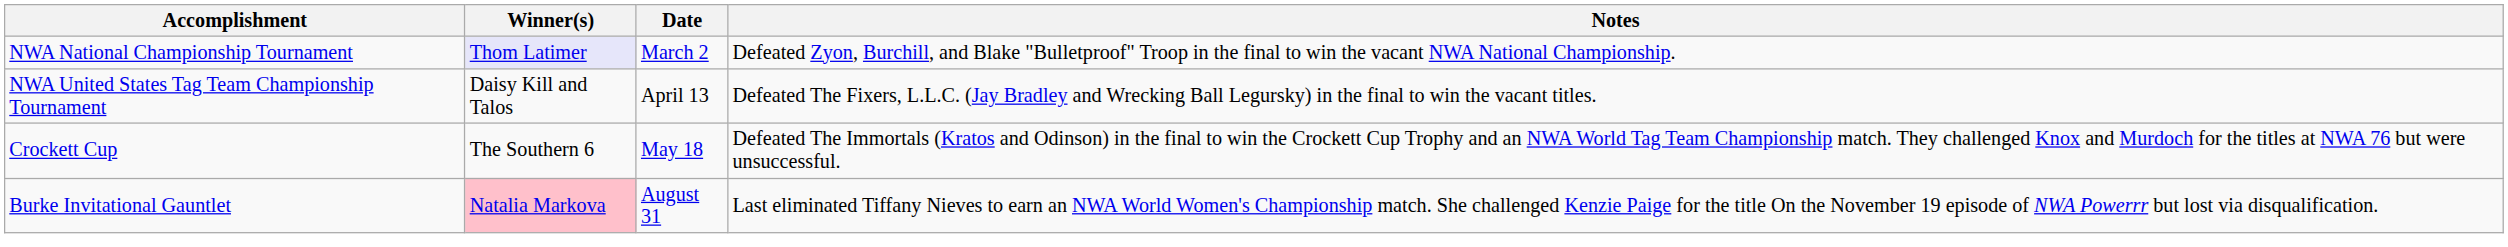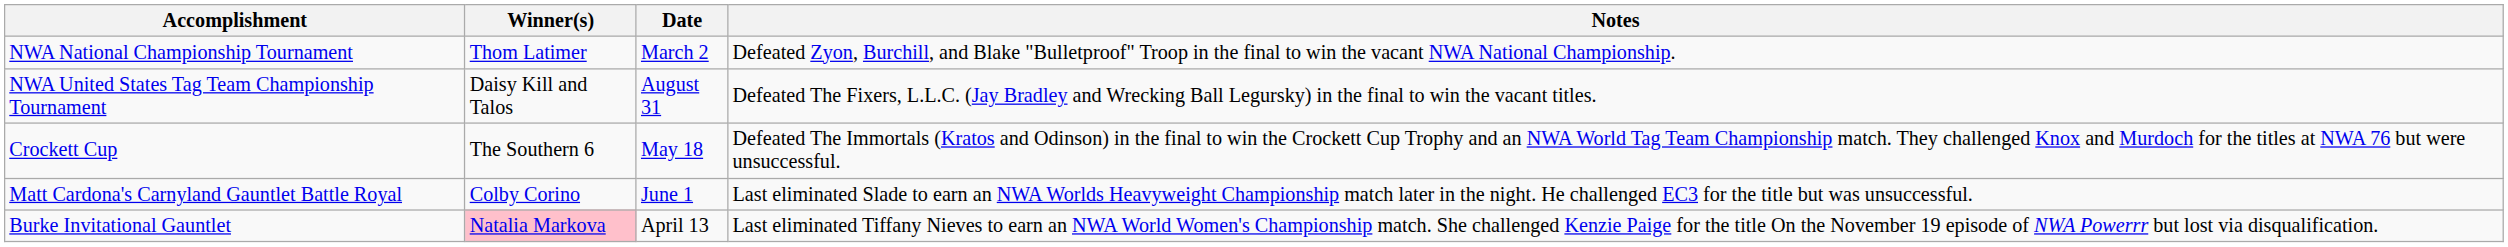(528, 52) lavender background -> (528, 52) no background
(675, 95) April 13 -> (670, 95) August 31
+ row: (206, 193)
(670, 205) August 31 -> (675, 225) April 13
